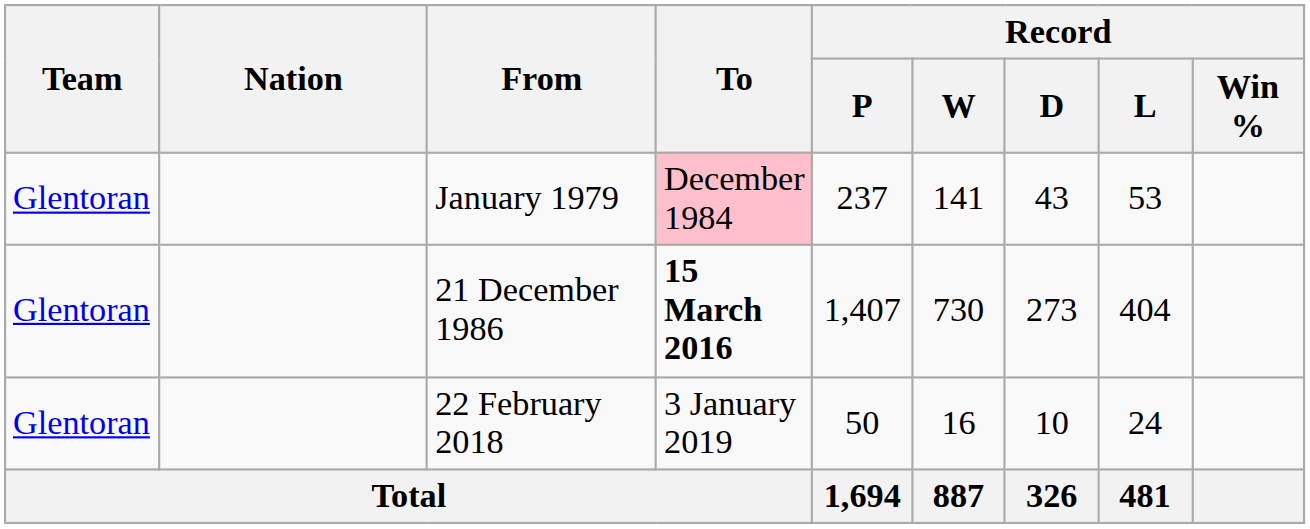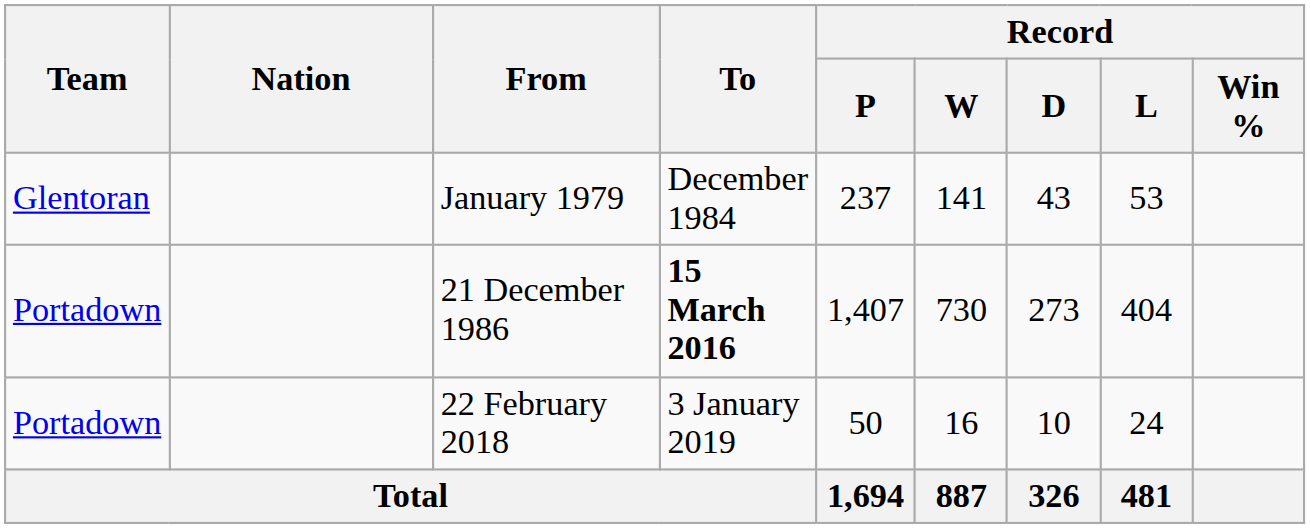(734, 198) pink background -> (738, 198) no background
(81, 310) Glentoran -> (87, 310) Portadown
(81, 422) Glentoran -> (87, 422) Portadown
